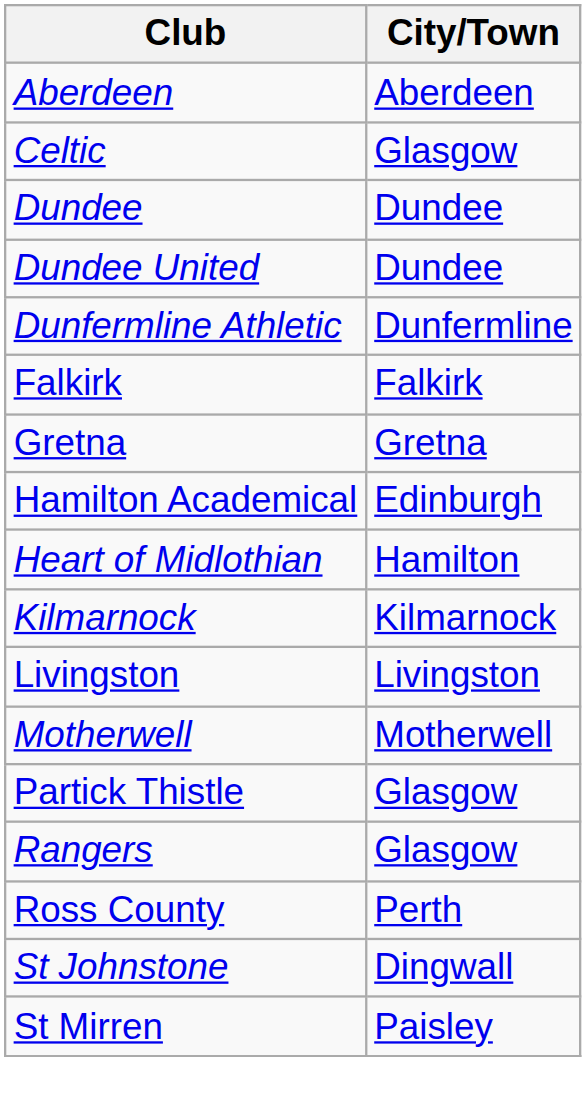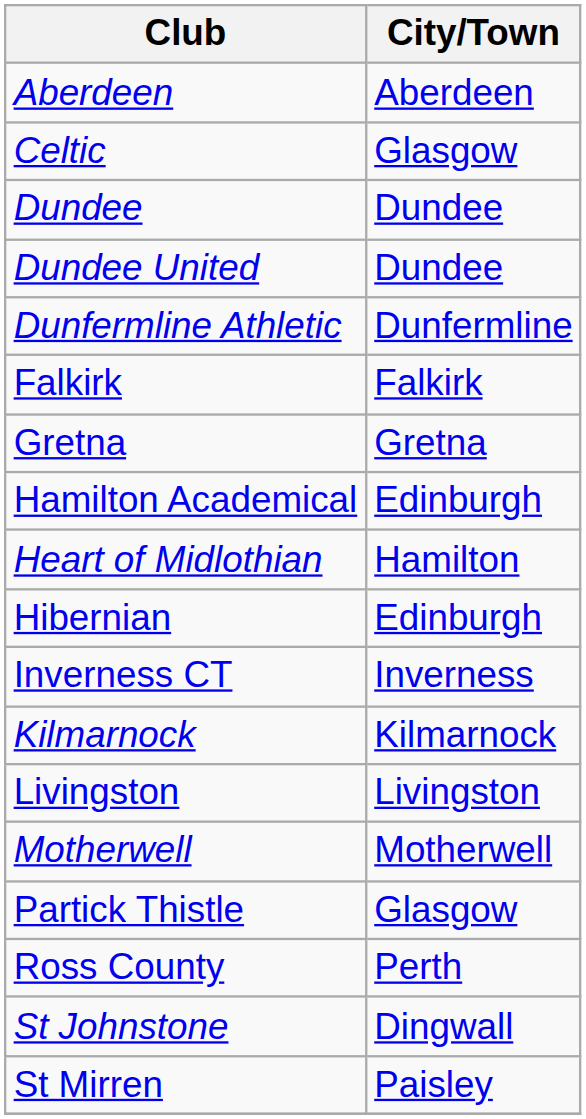+ row: (92, 617)
+ row: (123, 675)
- row: (83, 850)
